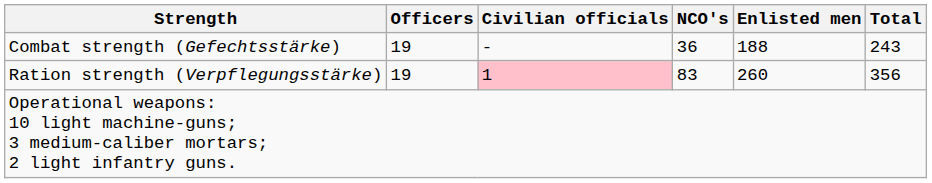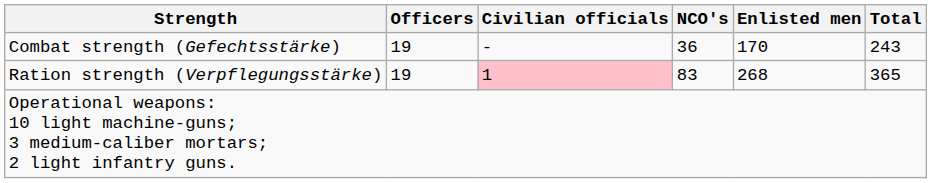(753, 47) 188 -> (753, 47) 170
(753, 75) 260 -> (753, 75) 268
(885, 75) 356 -> (885, 75) 365
